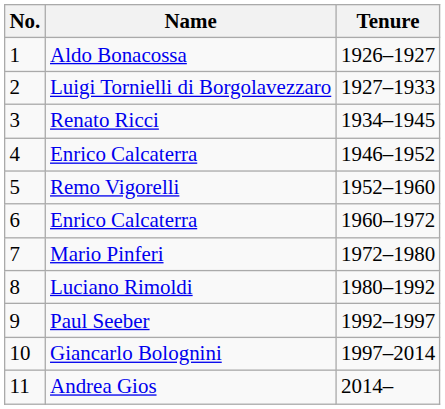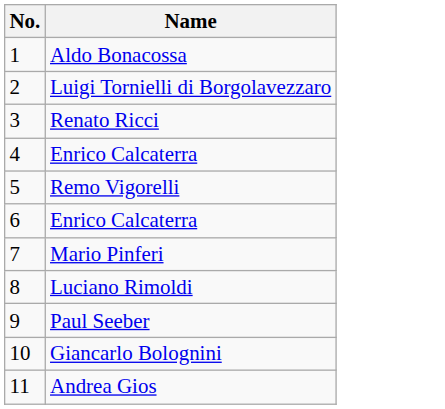- column: (388, 21)
